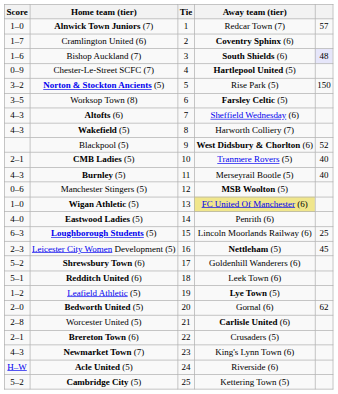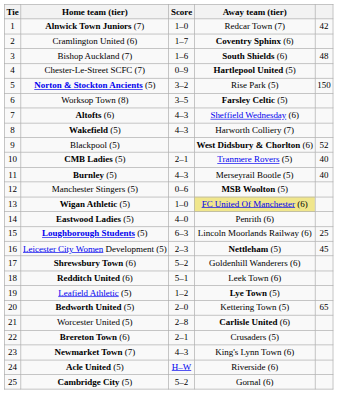columns swapped: (186, 11) <-> (17, 11)
(324, 26) 57 -> (324, 26) 42
(324, 55) lavender background -> (324, 55) no background
(255, 307) Gornal (6) -> (255, 307) Kettering Town (5)
(324, 307) 62 -> (324, 307) 65
(255, 381) Kettering Town (5) -> (255, 381) Gornal (6)
